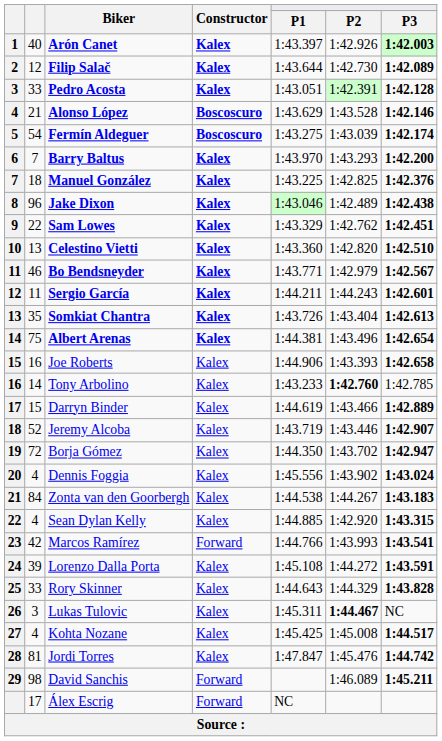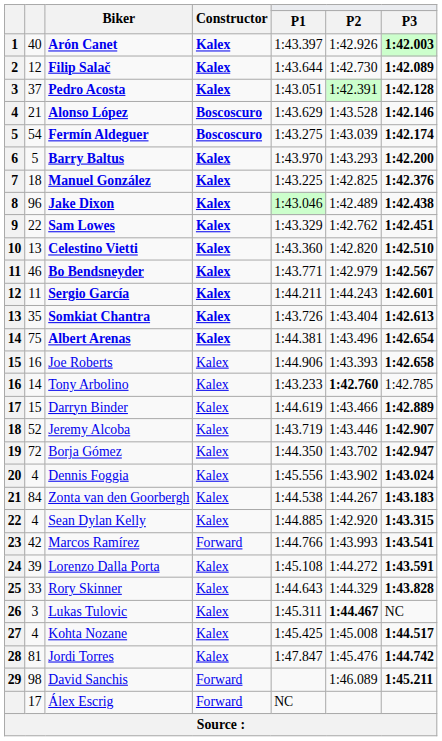(35, 89) 33 -> (35, 89) 37
(35, 157) 7 -> (35, 157) 5
